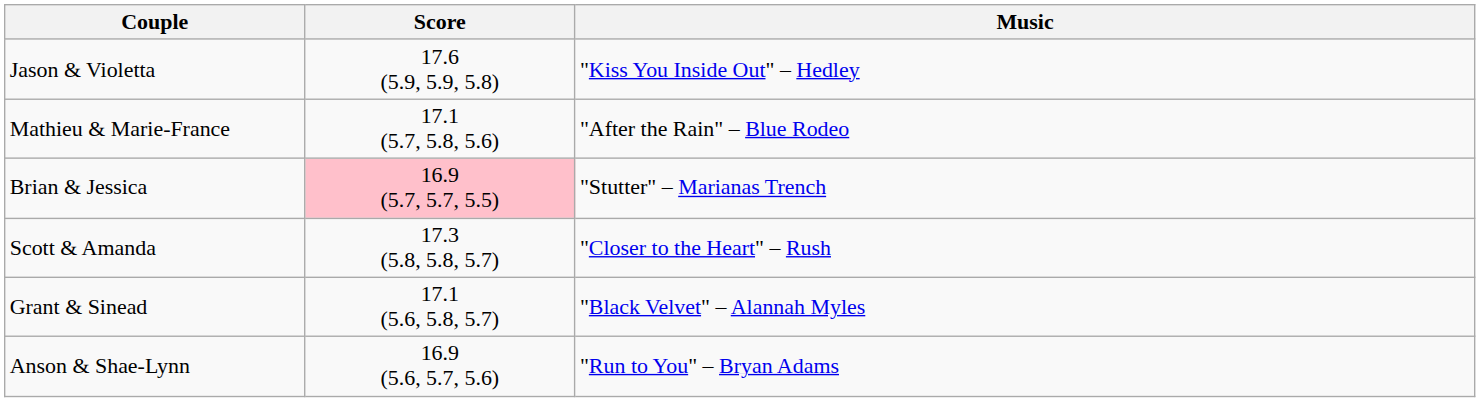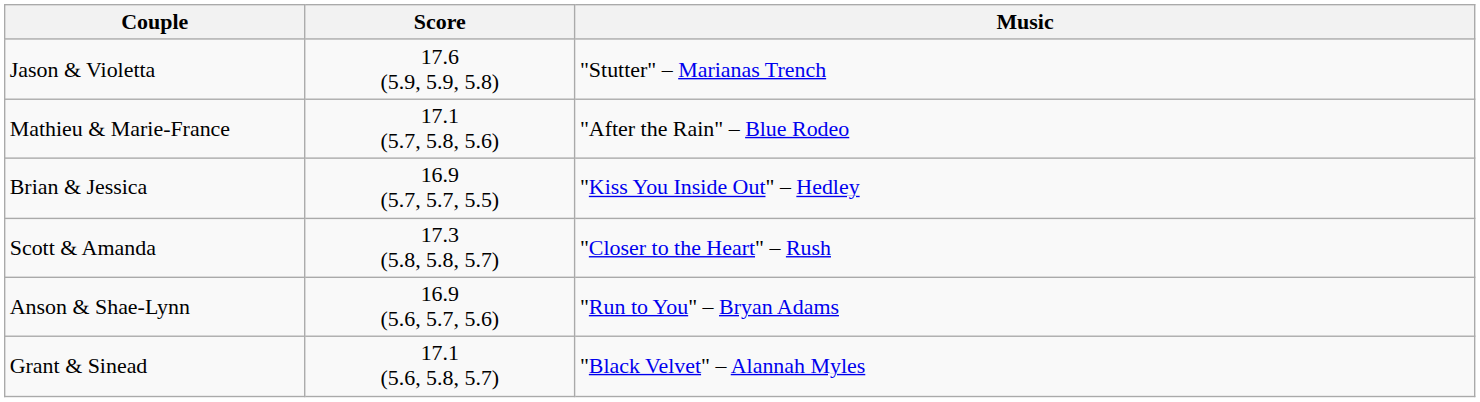(720, 68) "Kiss You Inside Out" – Hedley -> (703, 68) "Stutter" – Marianas Trench
(440, 187) pink background -> (440, 187) no background
(703, 187) "Stutter" – Marianas Trench -> (720, 187) "Kiss You Inside Out" – Hedley
rows swapped: (79, 306) <-> (100, 366)
